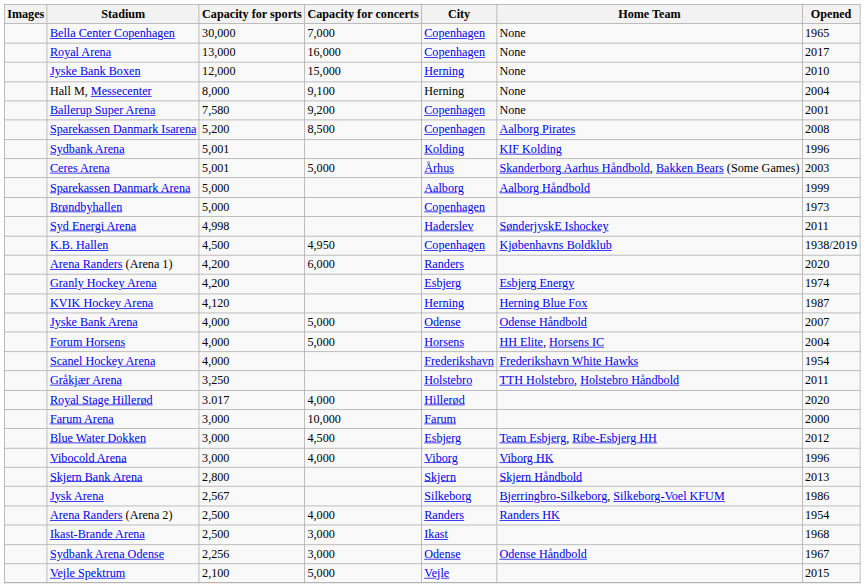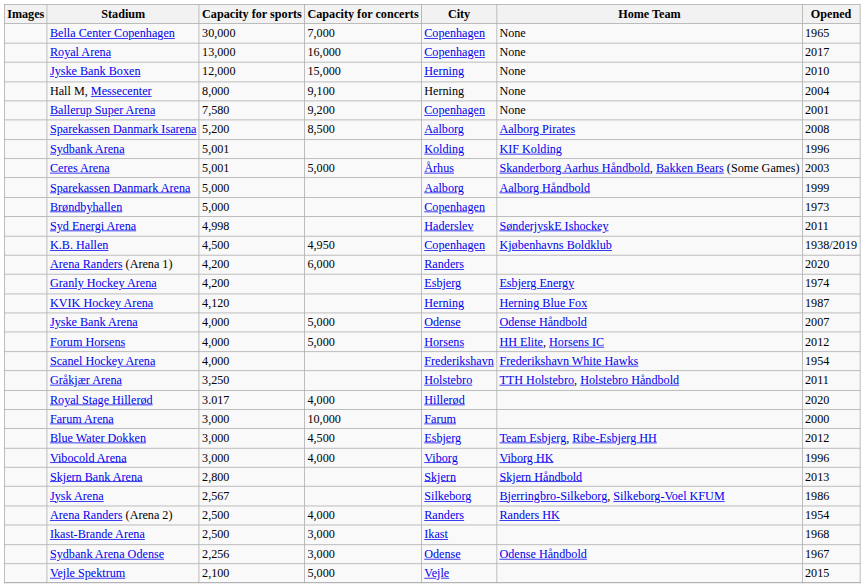(455, 129) Copenhagen -> (444, 129) Aalborg
(817, 341) 2004 -> (817, 341) 2012
